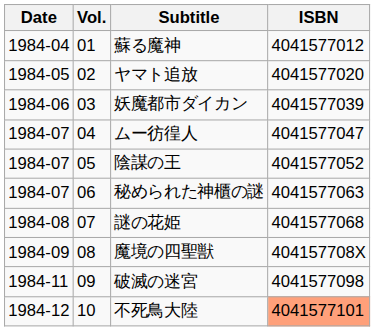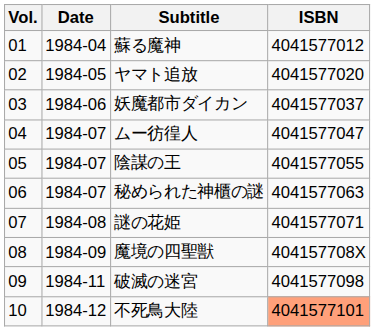columns swapped: (39, 17) <-> (92, 17)
(318, 104) 4041577039 -> (318, 104) 4041577037
(318, 163) 4041577052 -> (318, 163) 4041577055
(318, 222) 4041577068 -> (318, 222) 4041577071
